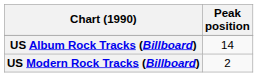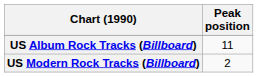(227, 44) 14 -> (227, 44) 11
